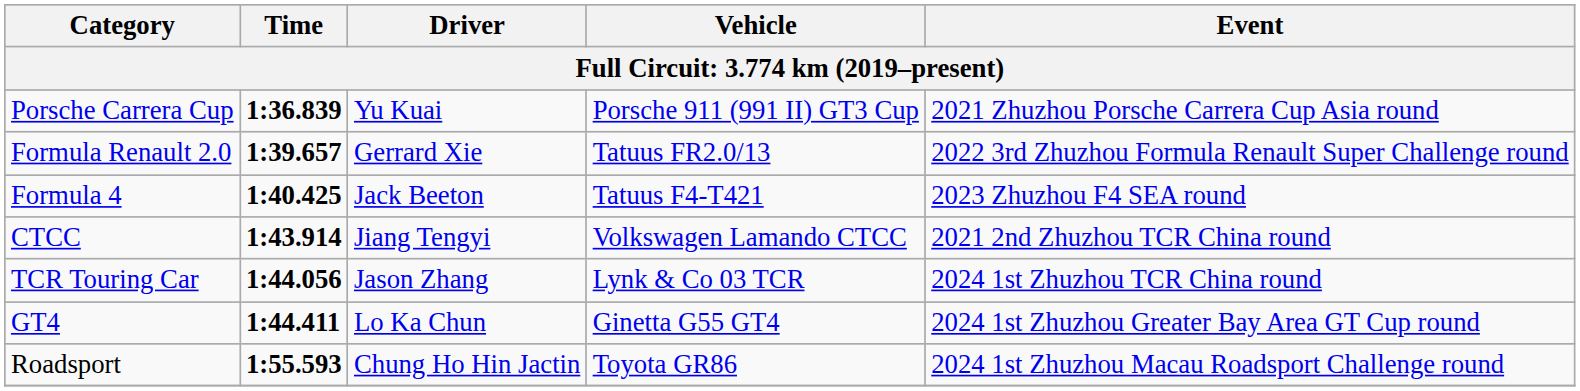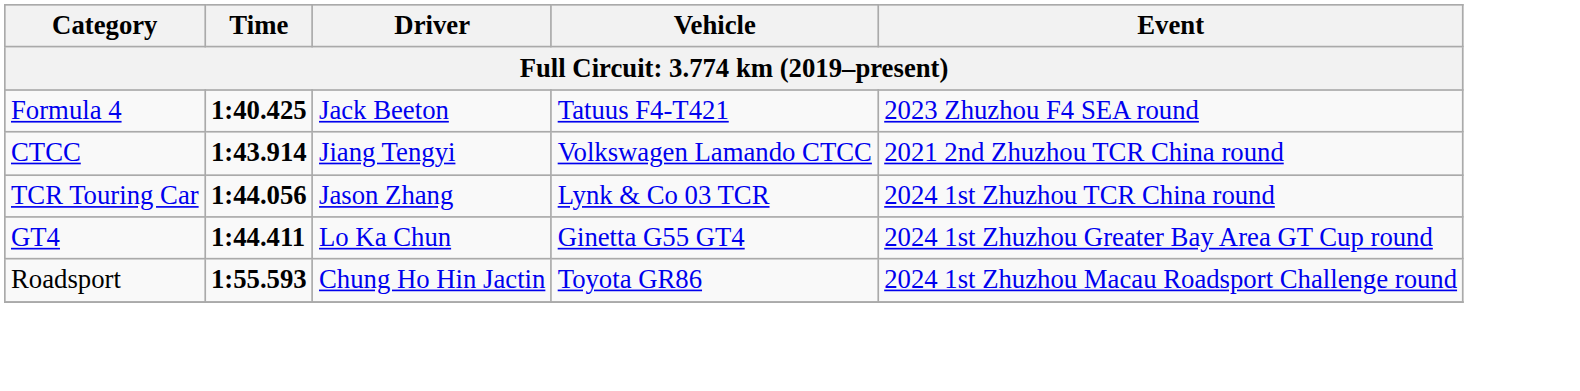- row: (122, 110)
- row: (121, 152)
